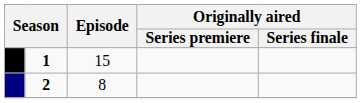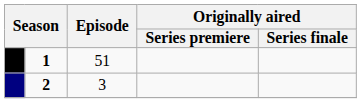(102, 60) 15 -> (102, 60) 51
(102, 85) 8 -> (102, 85) 3
